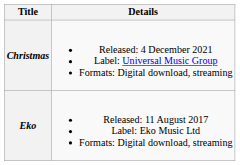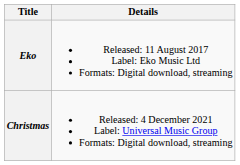rows swapped: (28, 125) <-> (28, 55)
